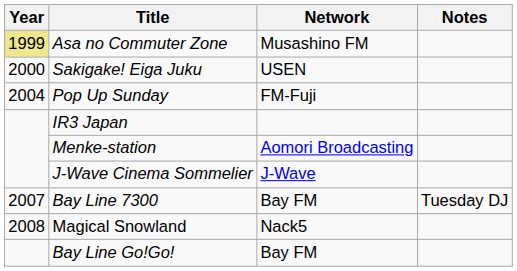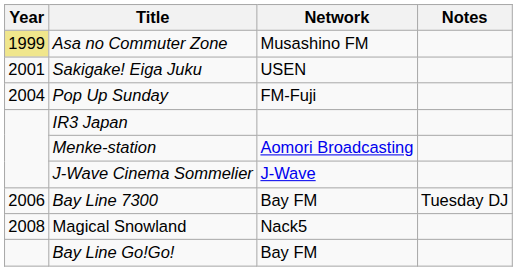(27, 69) 2000 -> (27, 69) 2001
(27, 200) 2007 -> (27, 200) 2006
